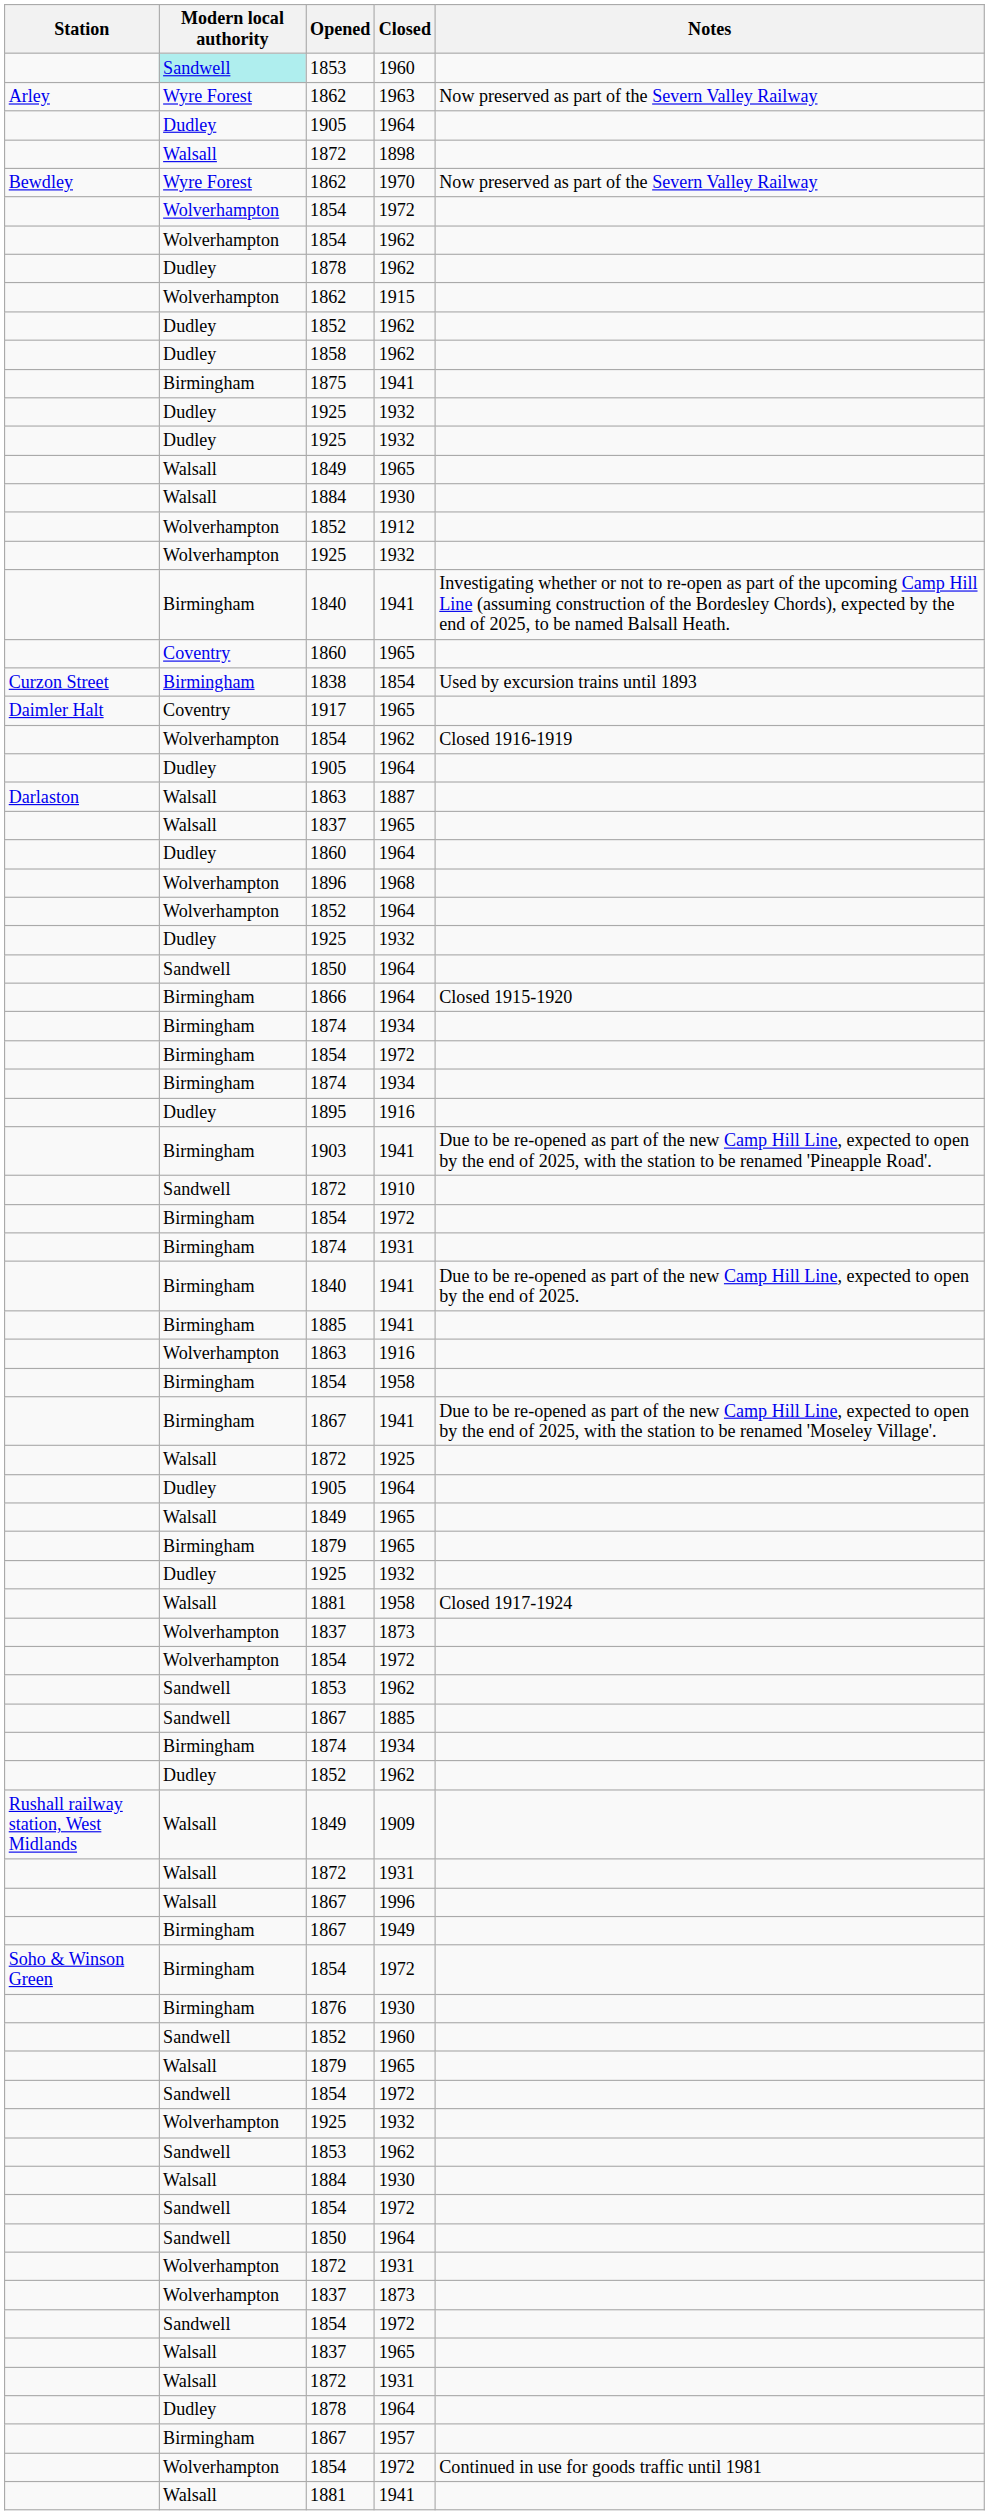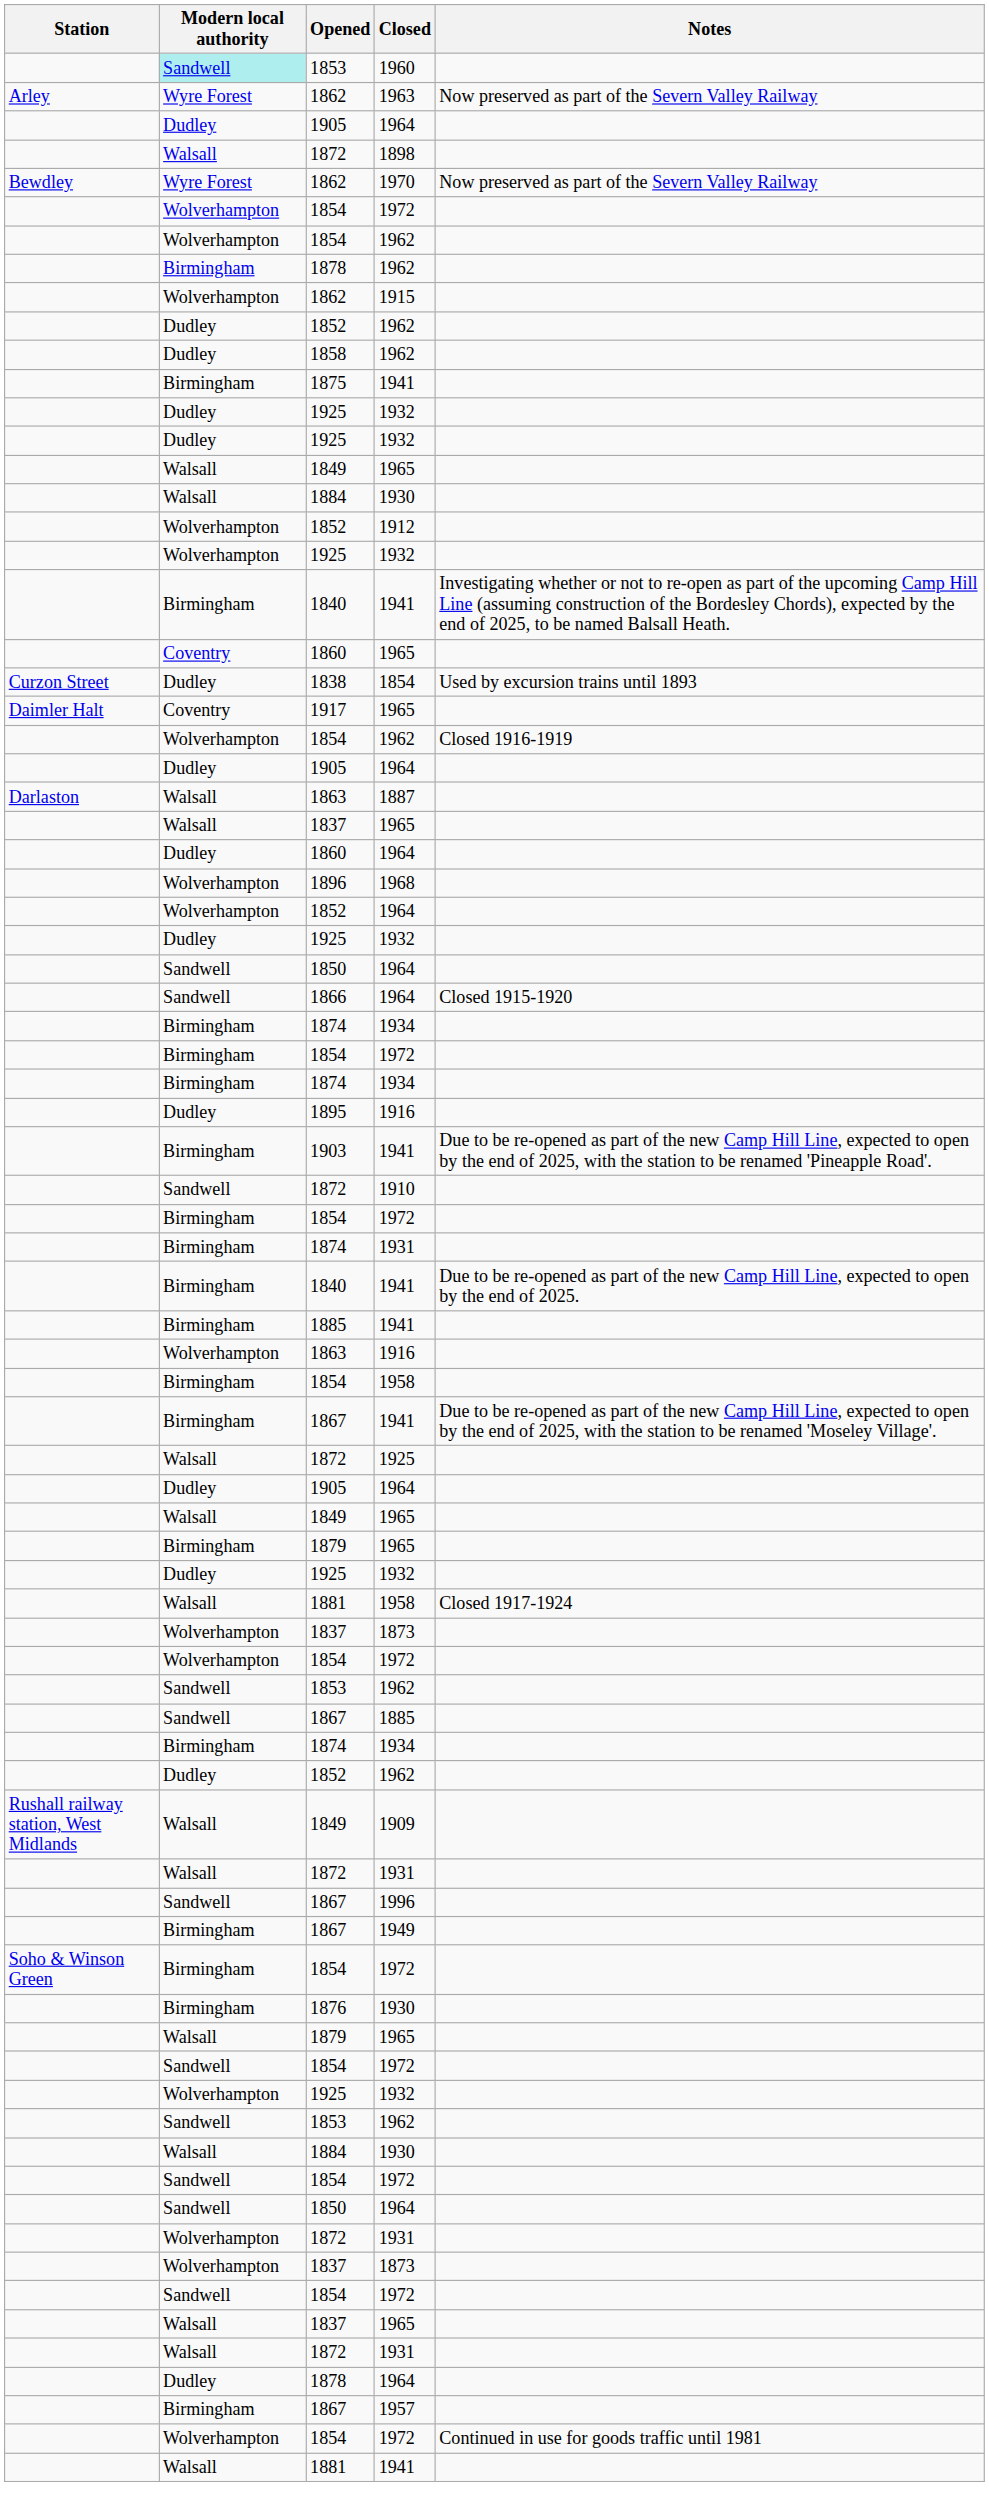(190, 268) Dudley -> (209, 268) Birmingham
(209, 682) Birmingham -> (190, 682) Dudley
(209, 997) Birmingham -> (197, 997) Sandwell
(190, 1901) Walsall -> (197, 1901) Sandwell
- row: (328, 2037)
